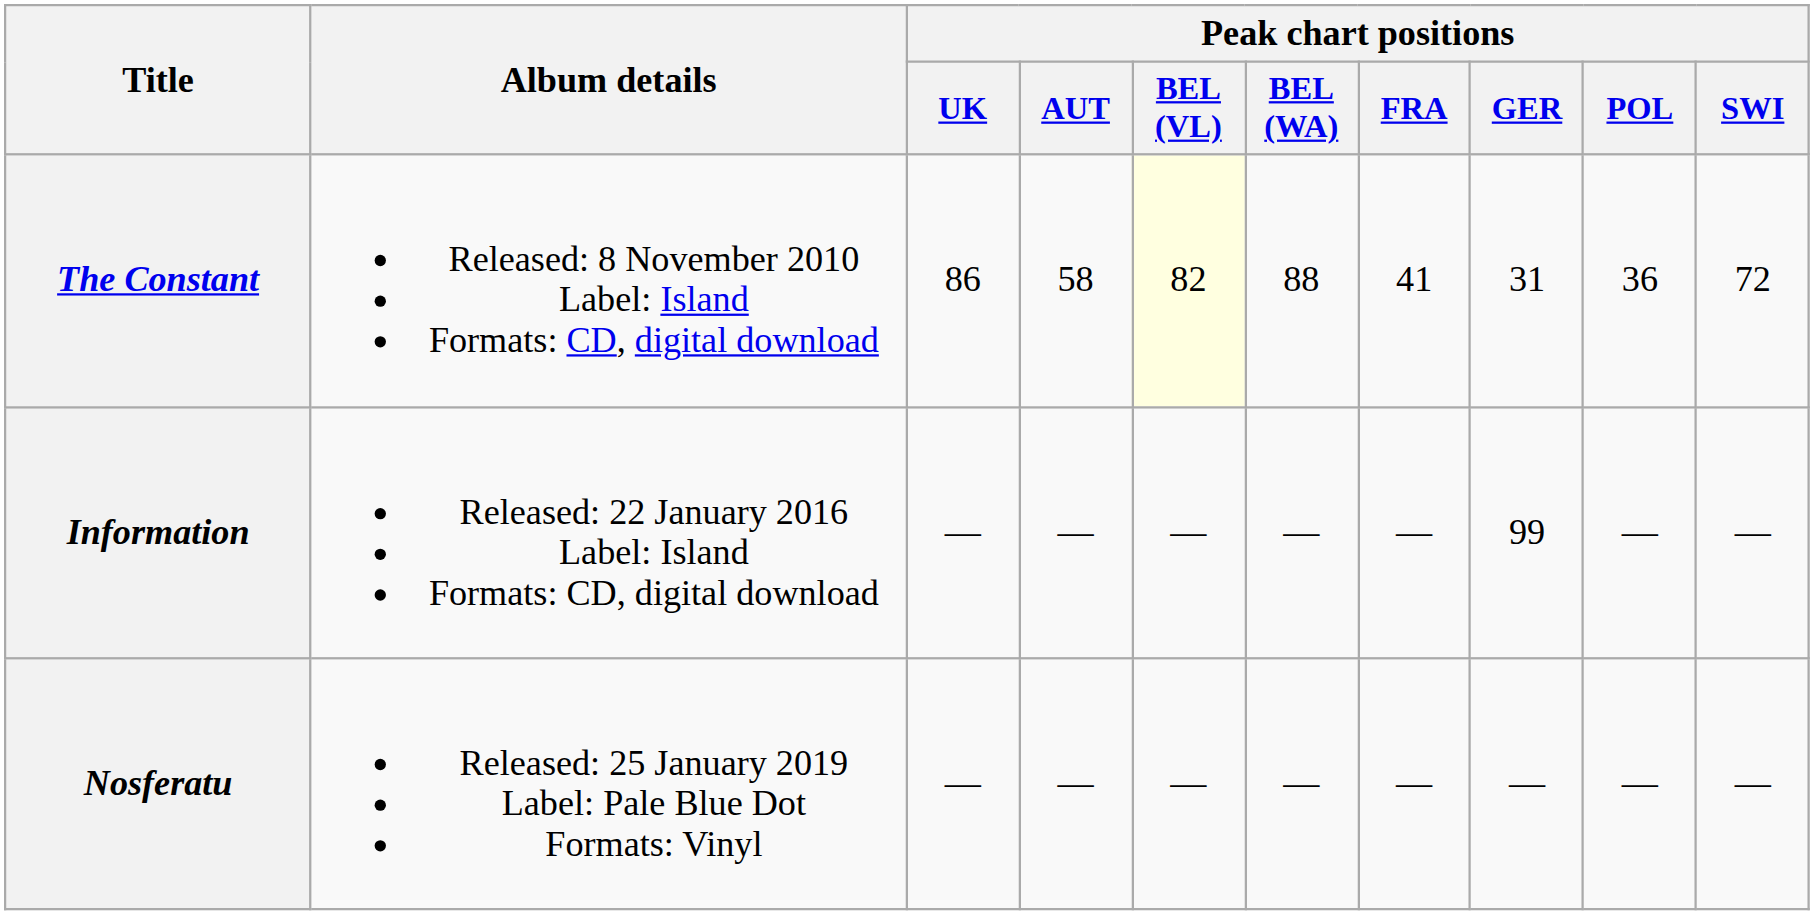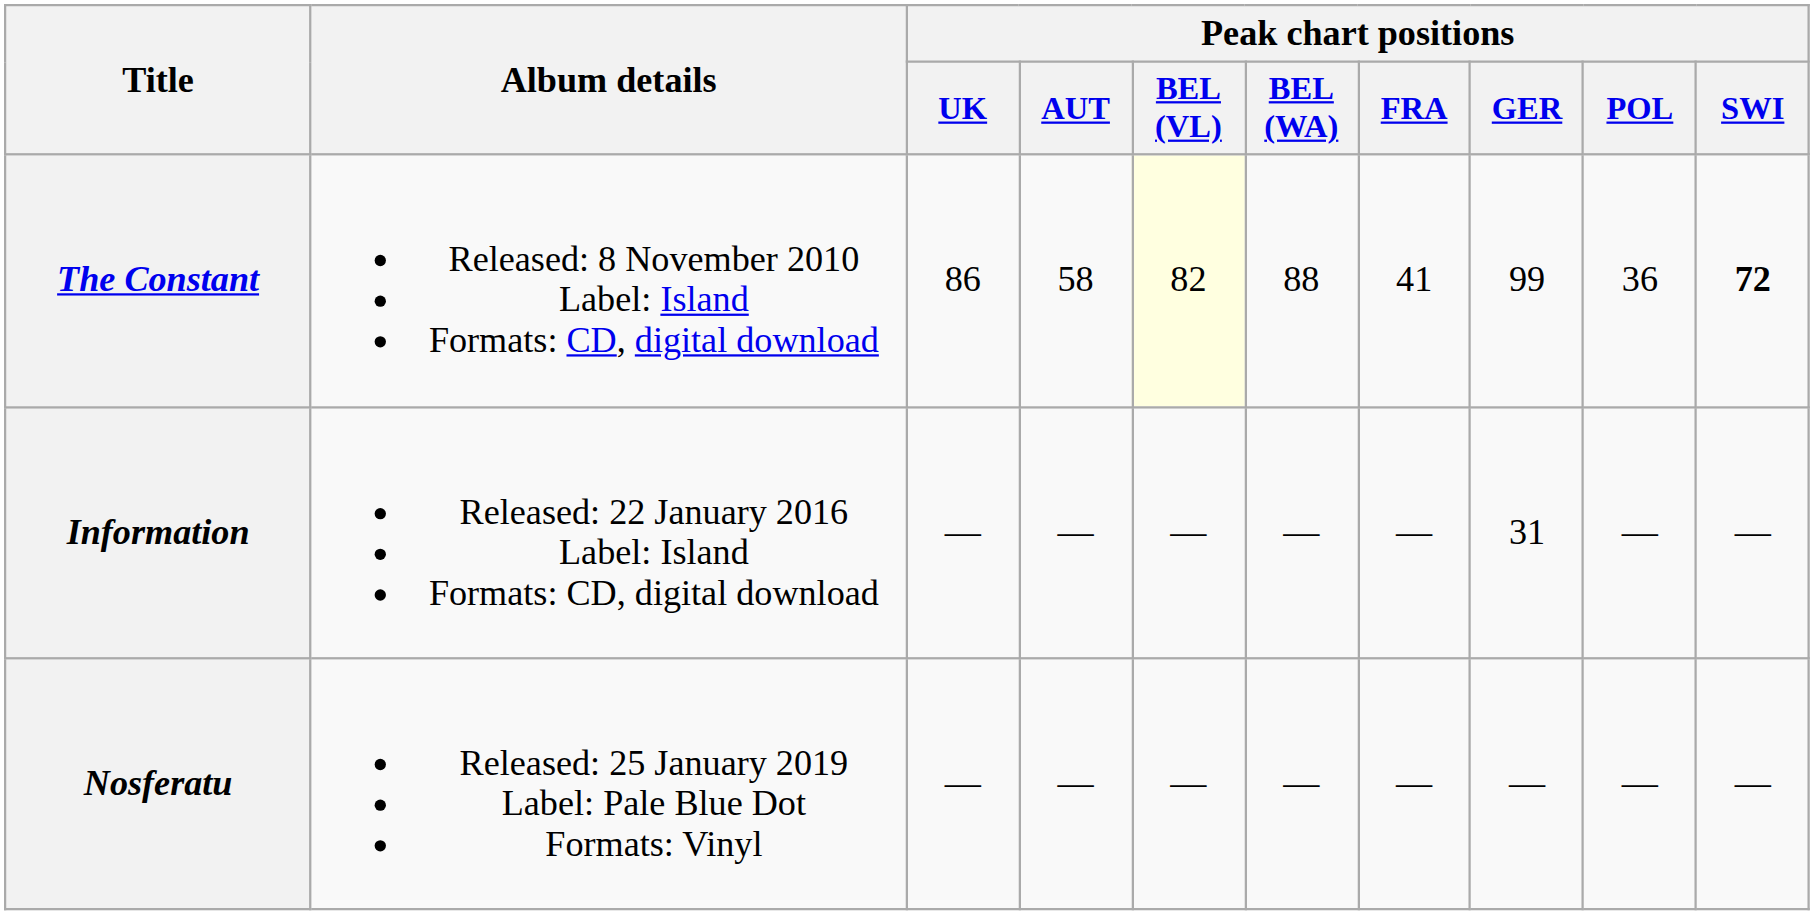(1527, 279) 31 -> (1527, 279) 99
(1753, 279) normal -> (1753, 279) bold
(1527, 531) 99 -> (1527, 531) 31
